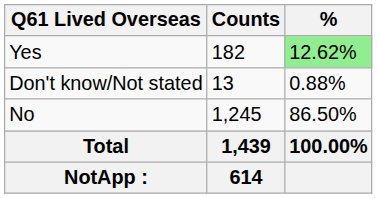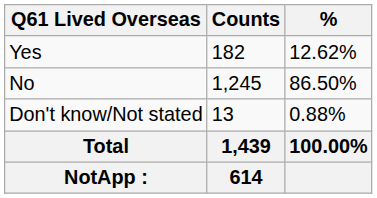(323, 51) lightgreen background -> (323, 51) no background
rows swapped: (22, 114) <-> (106, 83)
